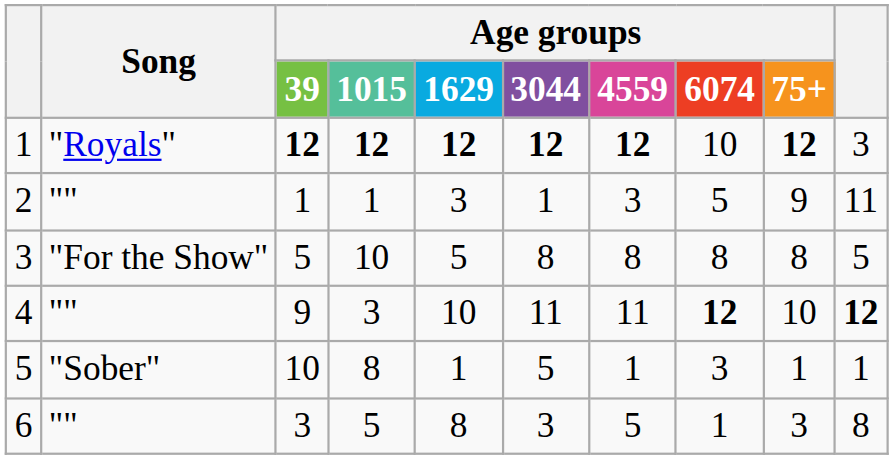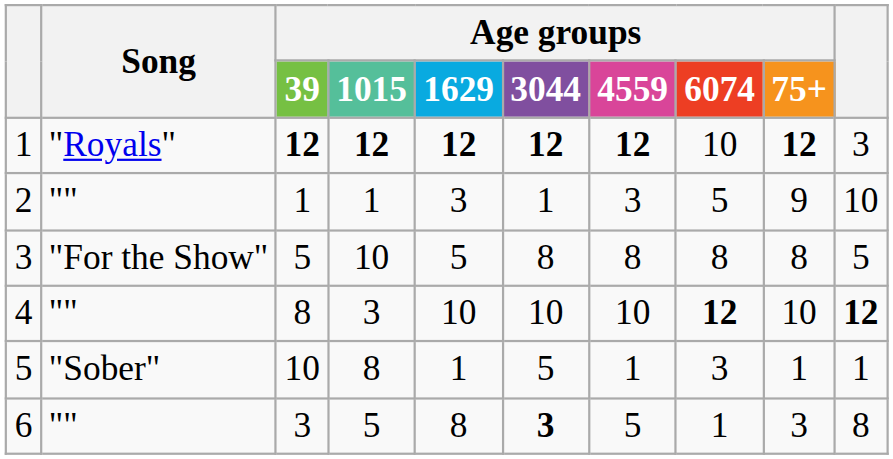(861, 200) 11 -> (861, 200) 10
(302, 312) 9 -> (302, 312) 8
(546, 312) 11 -> (546, 312) 10
(633, 312) 11 -> (633, 312) 10
(546, 425) normal -> (546, 425) bold
